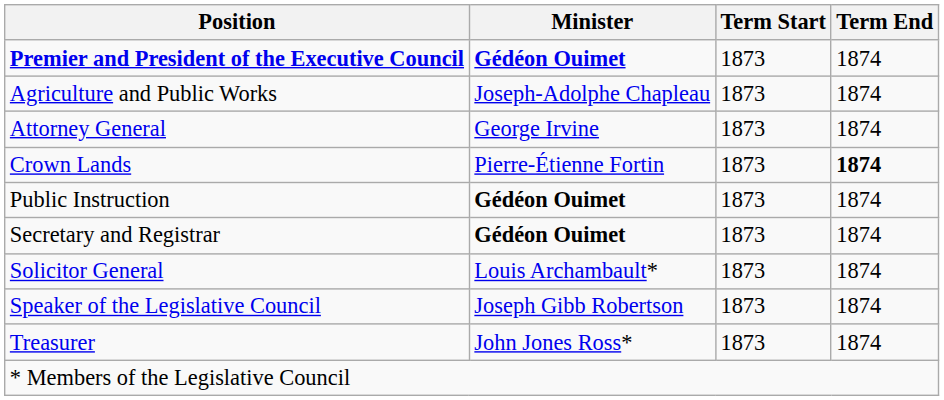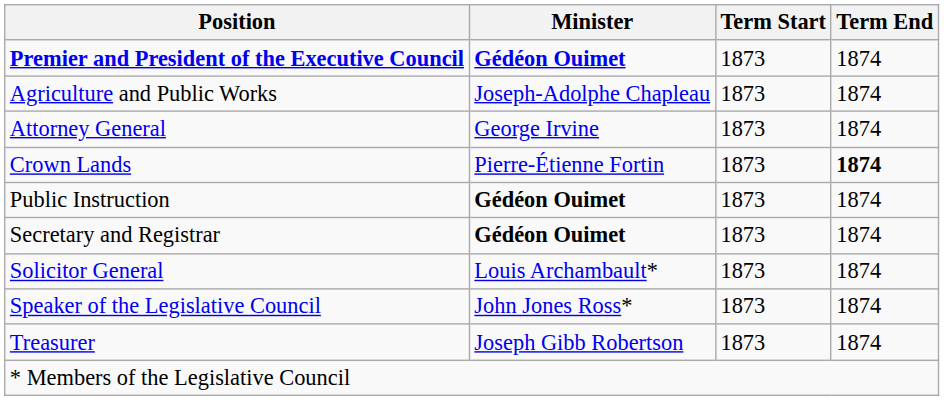(579, 306) Joseph Gibb Robertson -> (553, 306) John Jones Ross*
(553, 341) John Jones Ross* -> (579, 341) Joseph Gibb Robertson
